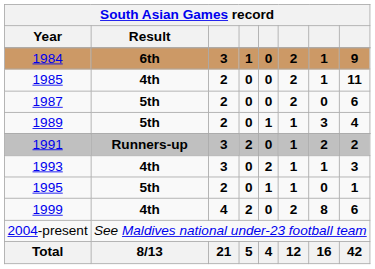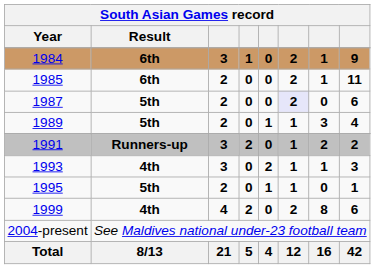(150, 79) 4th -> (150, 79) 6th
(294, 101) no background -> (294, 101) lavender background
